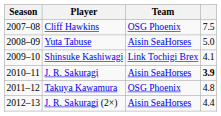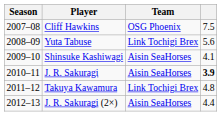(159, 42) Aisin SeaHorses -> (163, 42) Link Tochigi Brex
(209, 42) 5.0 -> (209, 42) 5.6
(163, 57) Link Tochigi Brex -> (159, 57) Aisin SeaHorses
(154, 88) OSG Phoenix -> (163, 88) Link Tochigi Brex
